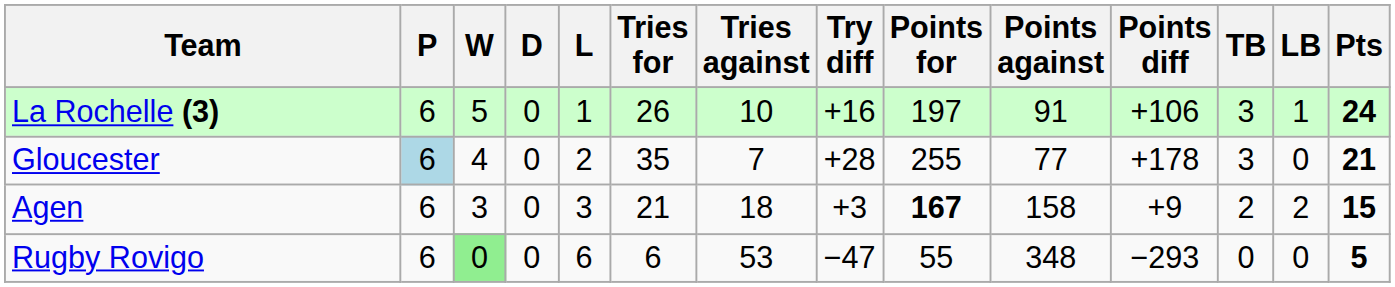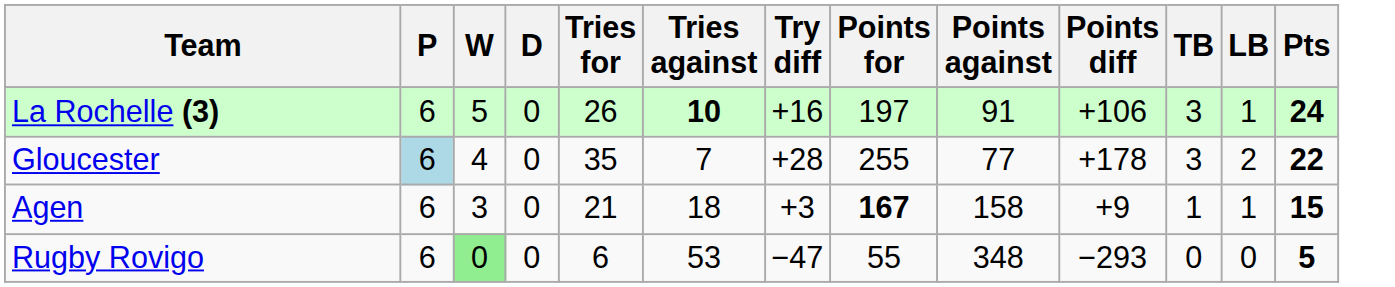- column: (584, 45)
(756, 111) normal -> (704, 111) bold
(1301, 160) 0 -> (1249, 160) 2
(1359, 160) 21 -> (1307, 160) 22
(1246, 208) 2 -> (1194, 208) 1
(1301, 208) 2 -> (1249, 208) 1
